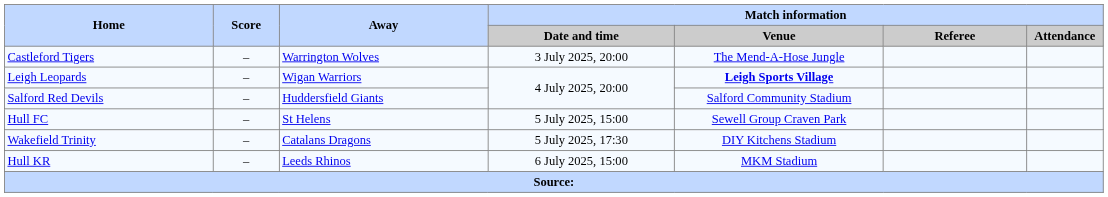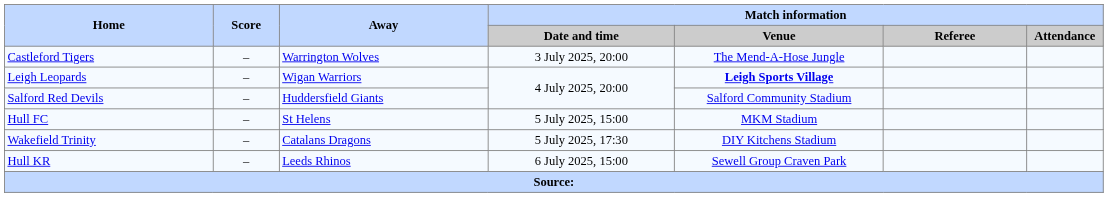(779, 119) Sewell Group Craven Park -> (779, 119) MKM Stadium
(779, 161) MKM Stadium -> (779, 161) Sewell Group Craven Park
